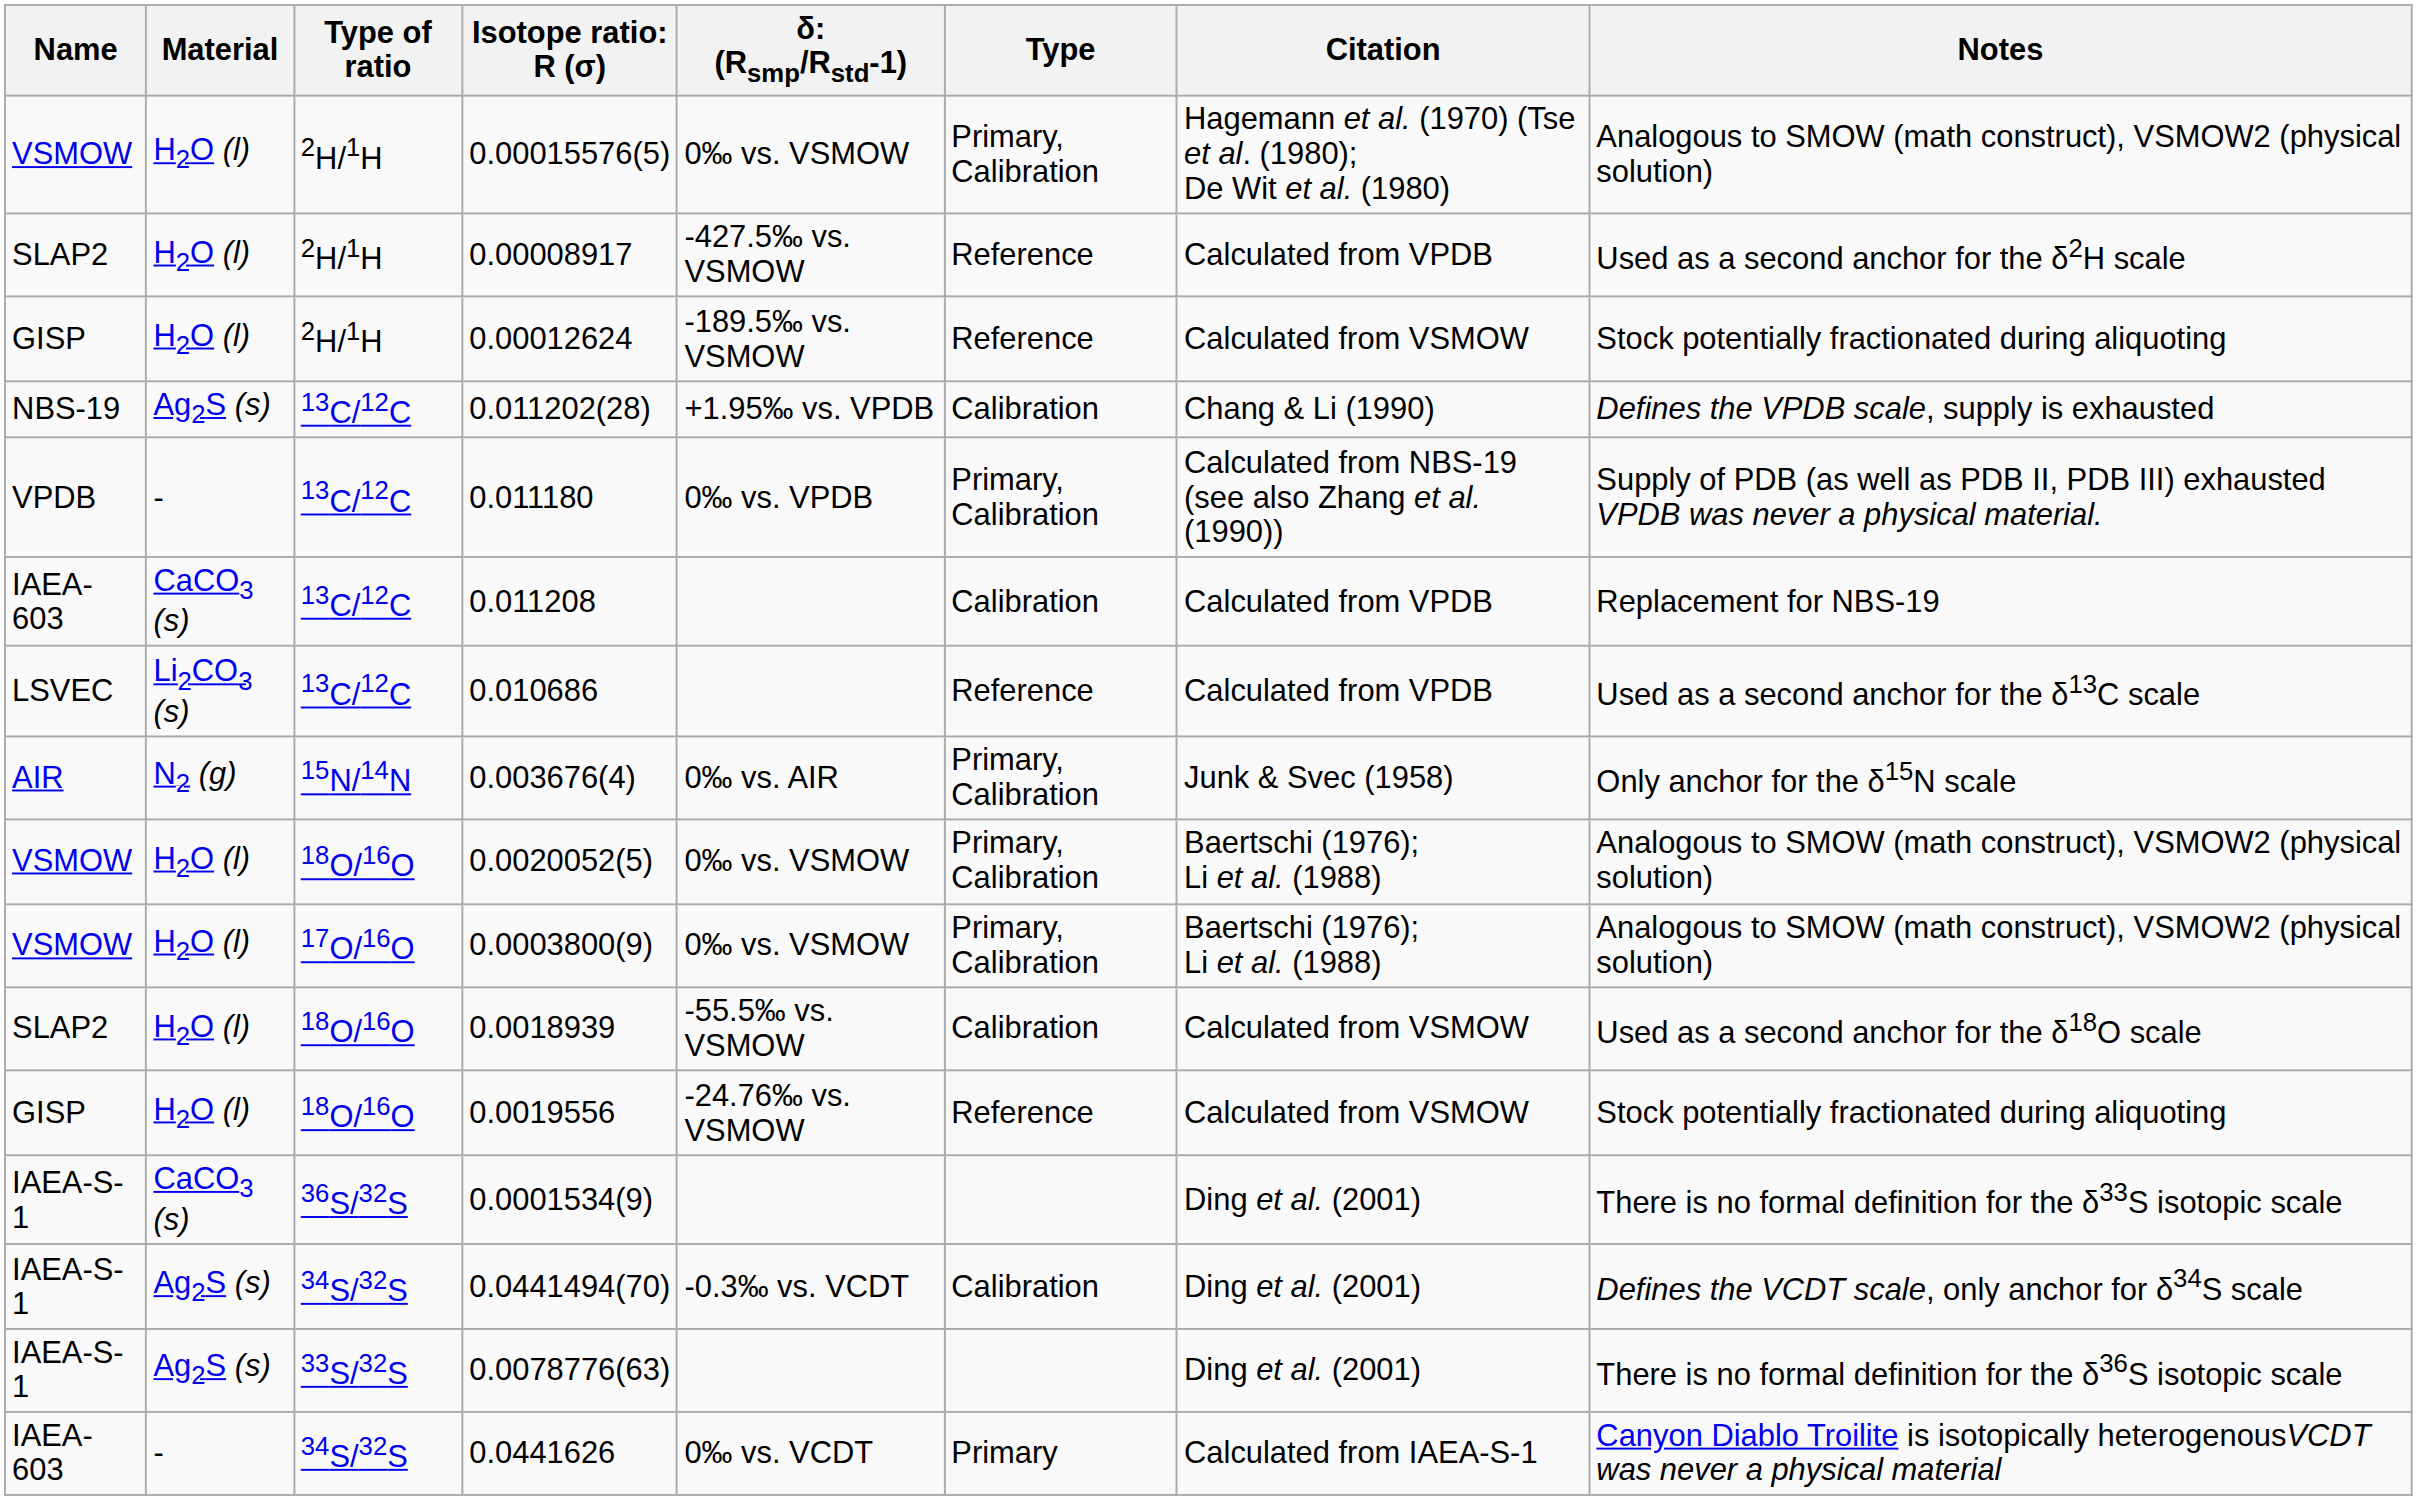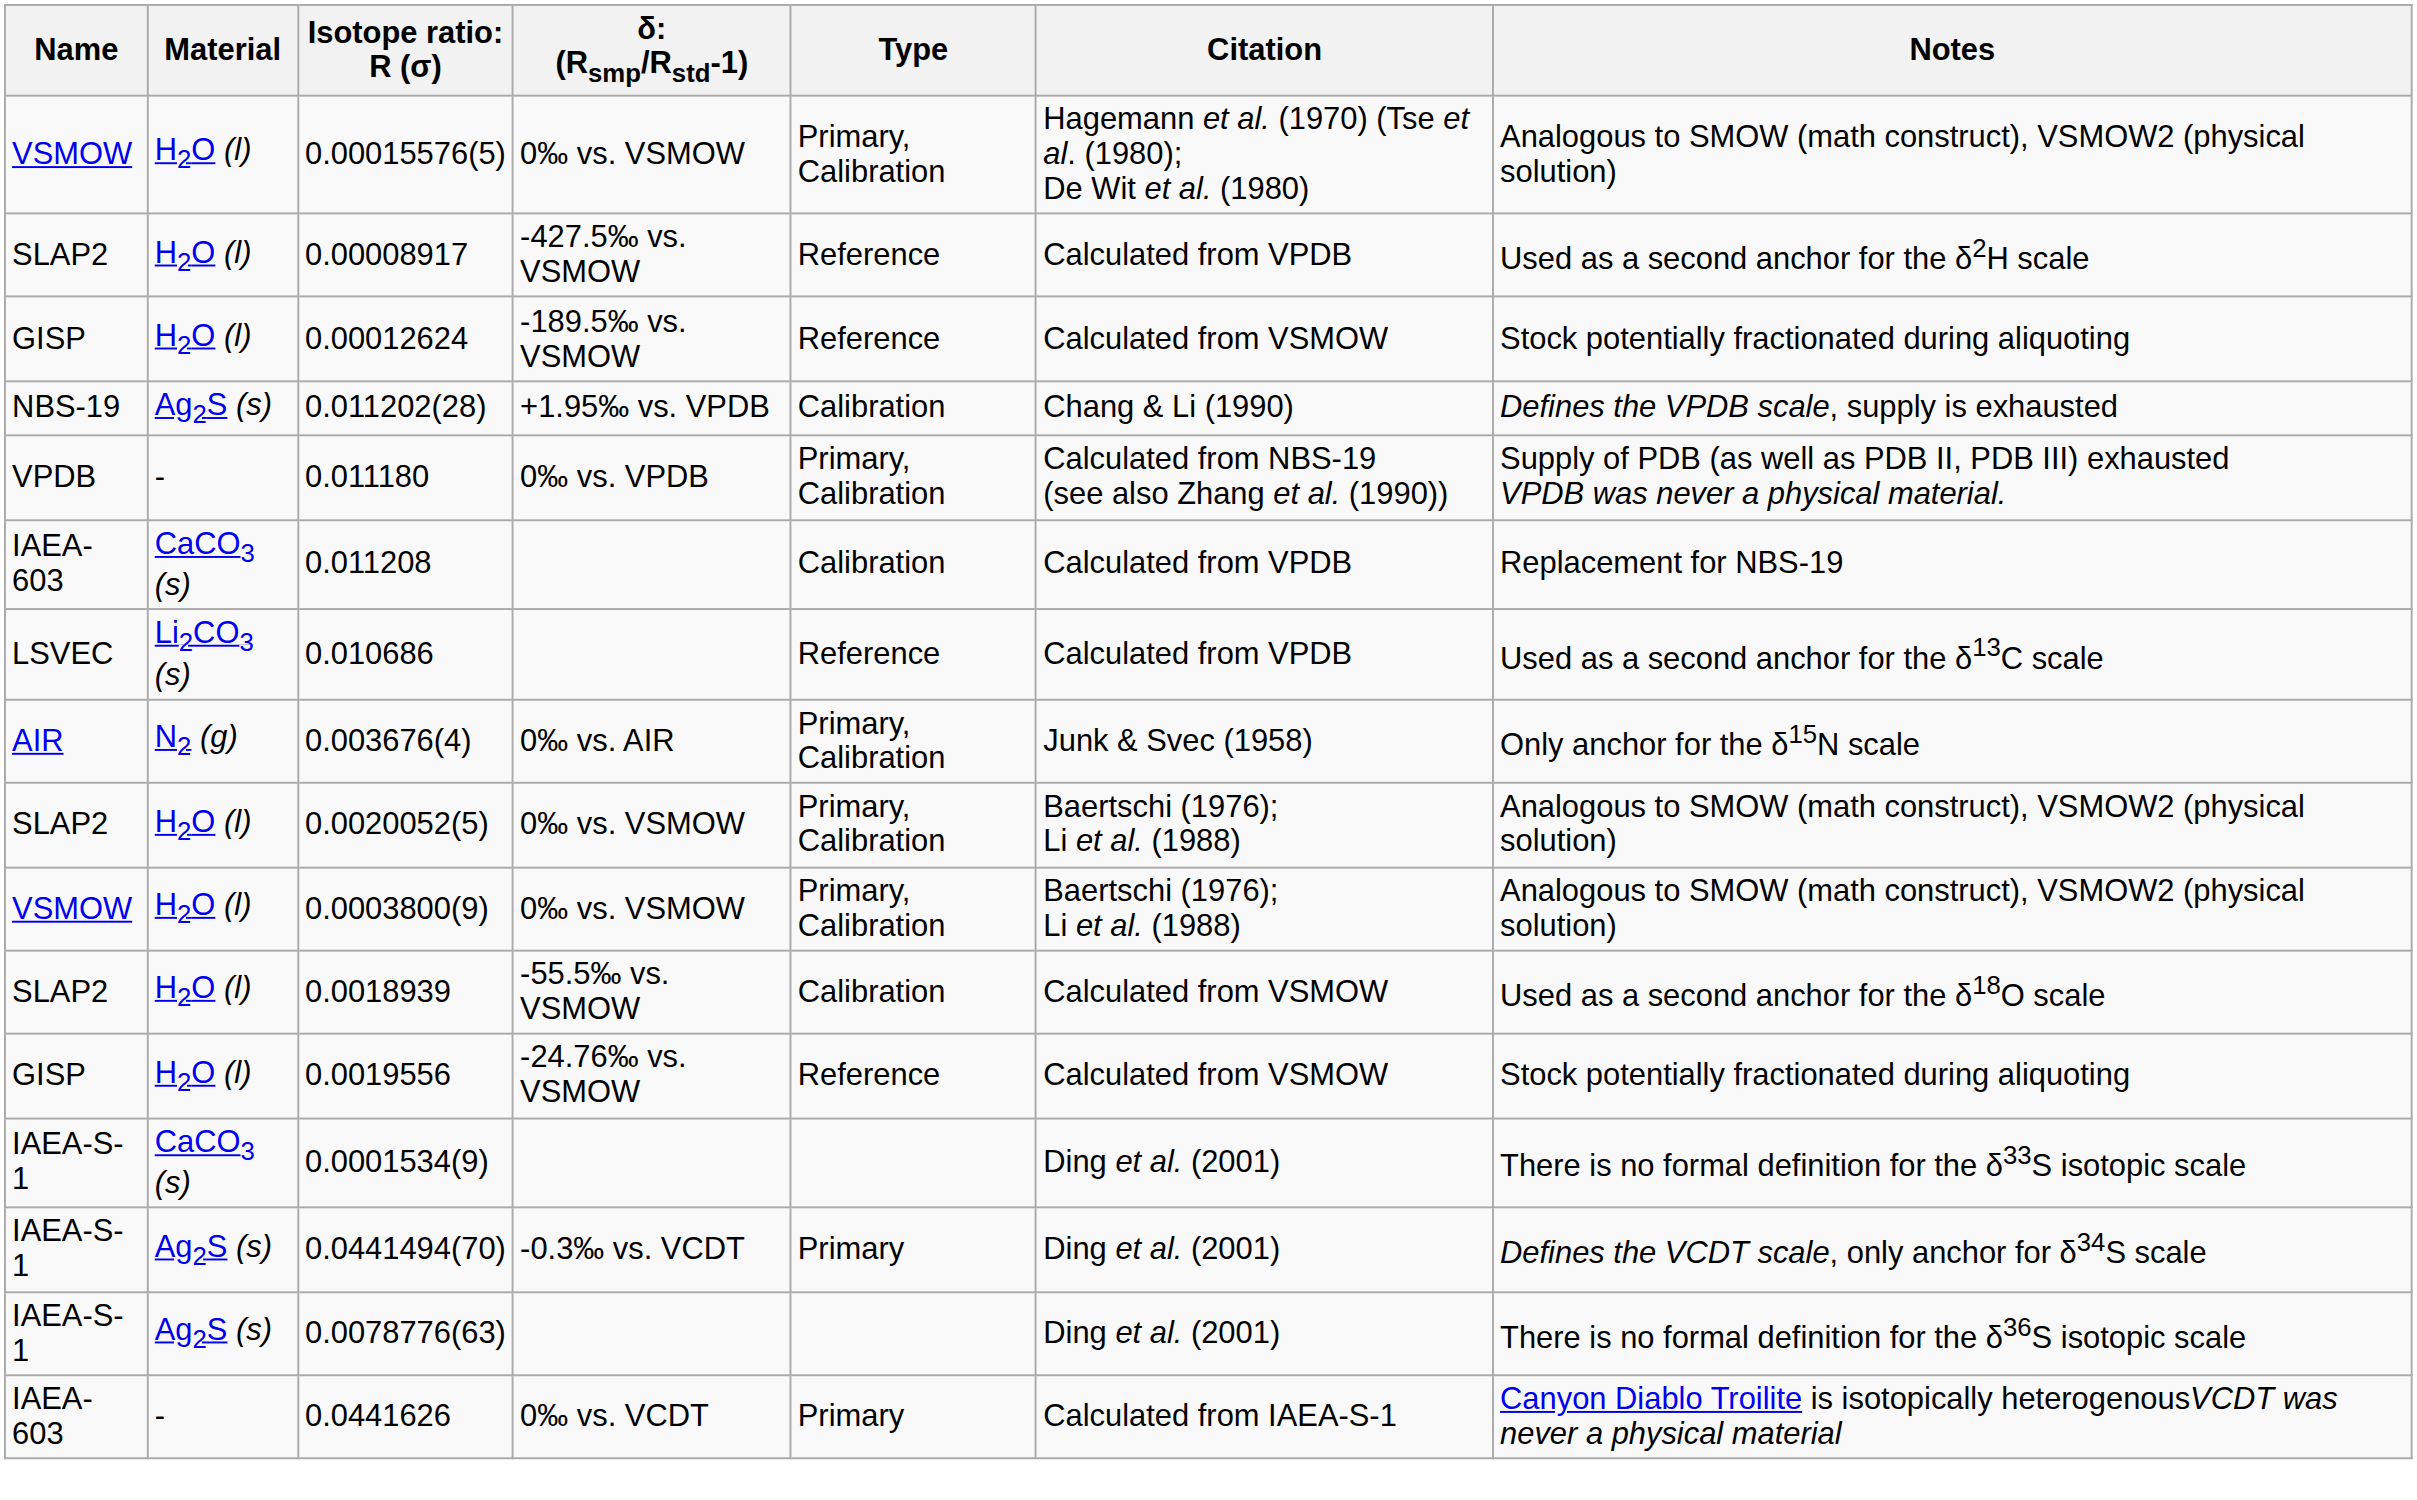- column: (378, 49)
(72, 861) VSMOW -> (60, 824) SLAP2
(1025, 1286) Calibration -> (851, 1249) Primary
